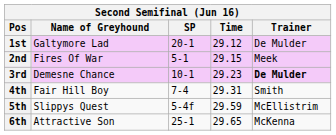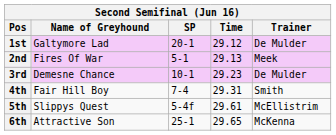(227, 59) 29.15 -> (227, 59) 29.13
(280, 75) bold -> (280, 75) normal
(227, 106) 29.59 -> (227, 106) 29.61
